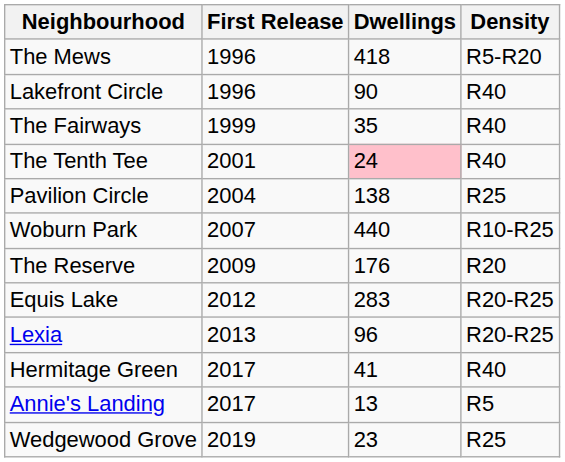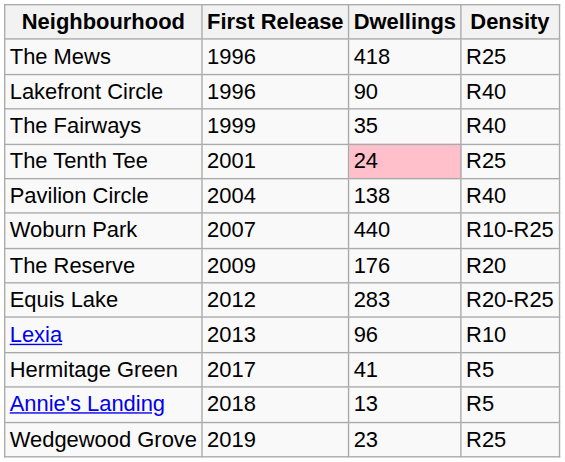(504, 56) R5-R20 -> (486, 56) R25
(486, 160) R40 -> (486, 160) R25
(486, 195) R25 -> (486, 195) R40
(510, 334) R20-R25 -> (486, 334) R10
(486, 369) R40 -> (480, 369) R5
(231, 404) 2017 -> (231, 404) 2018
